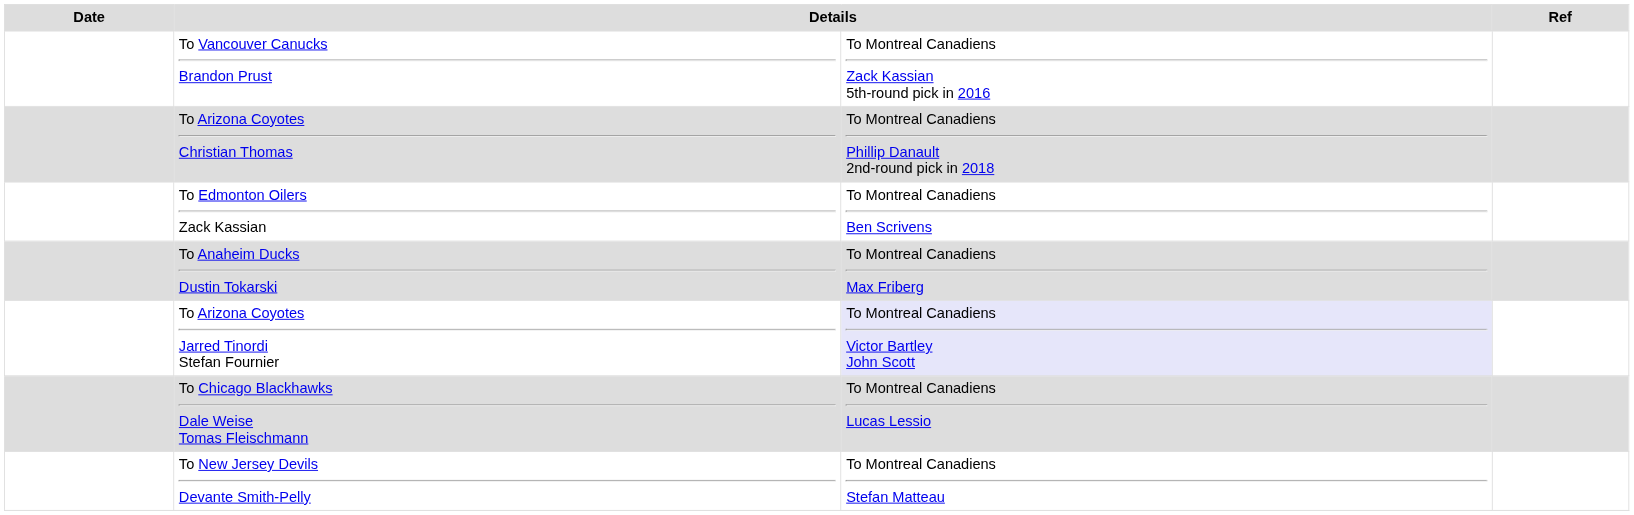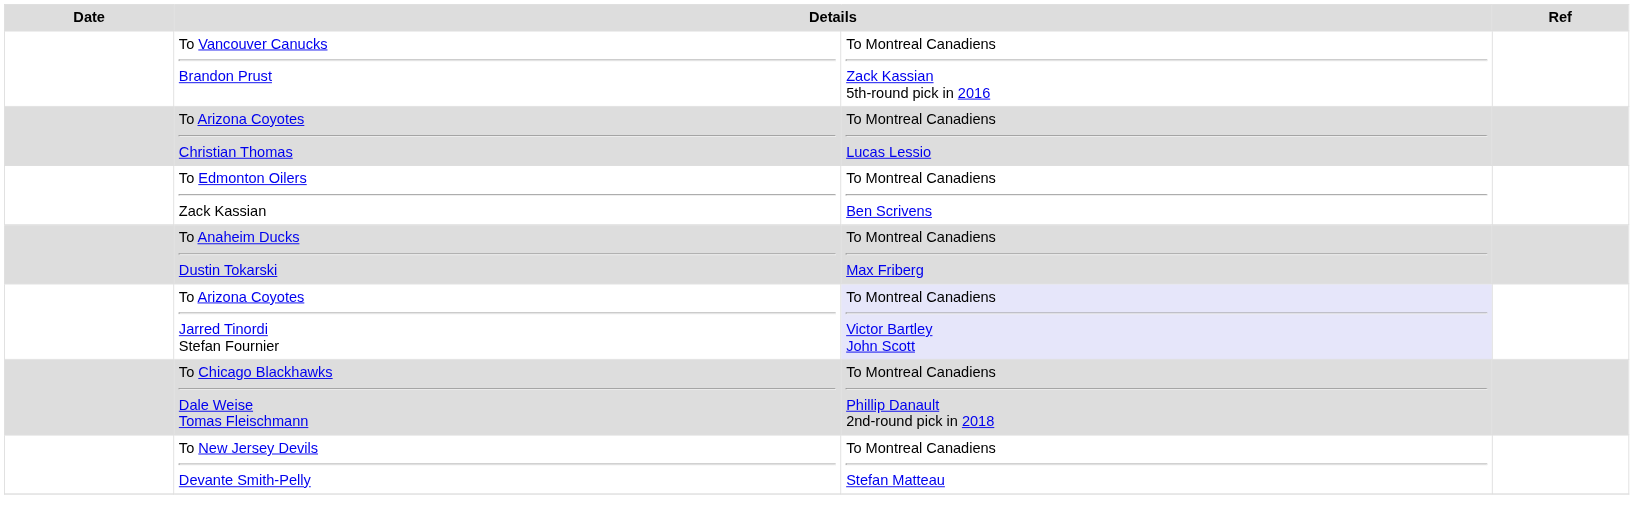(1167, 144) To Montreal Canadiens Phillip Danault 2nd-round pick in 2018 -> (1167, 135) To Montreal Canadiens Lucas Lessio
(1167, 405) To Montreal Canadiens Lucas Lessio -> (1167, 397) To Montreal Canadiens Phillip Danault 2nd-round pick in 2018
